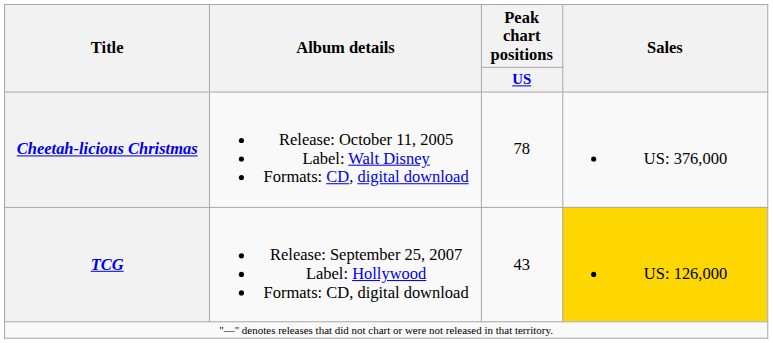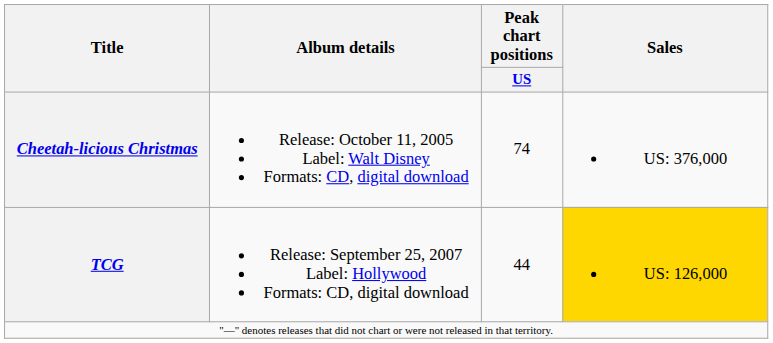(522, 149) 78 -> (522, 149) 74
(522, 264) 43 -> (522, 264) 44
